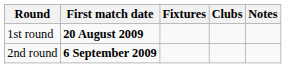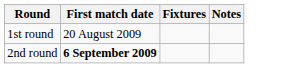- column: (227, 14)
(103, 33) bold -> (102, 33) normal
